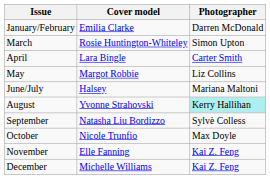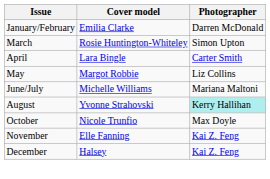(93, 89) Halsey -> (116, 89) Michelle Williams
- row: (27, 120)
(116, 167) Michelle Williams -> (93, 151) Halsey
